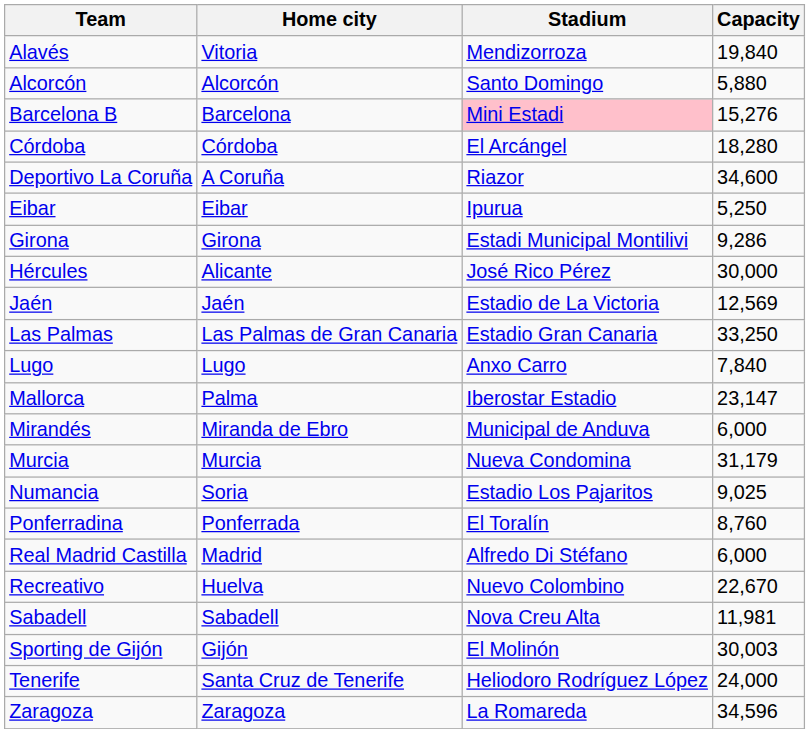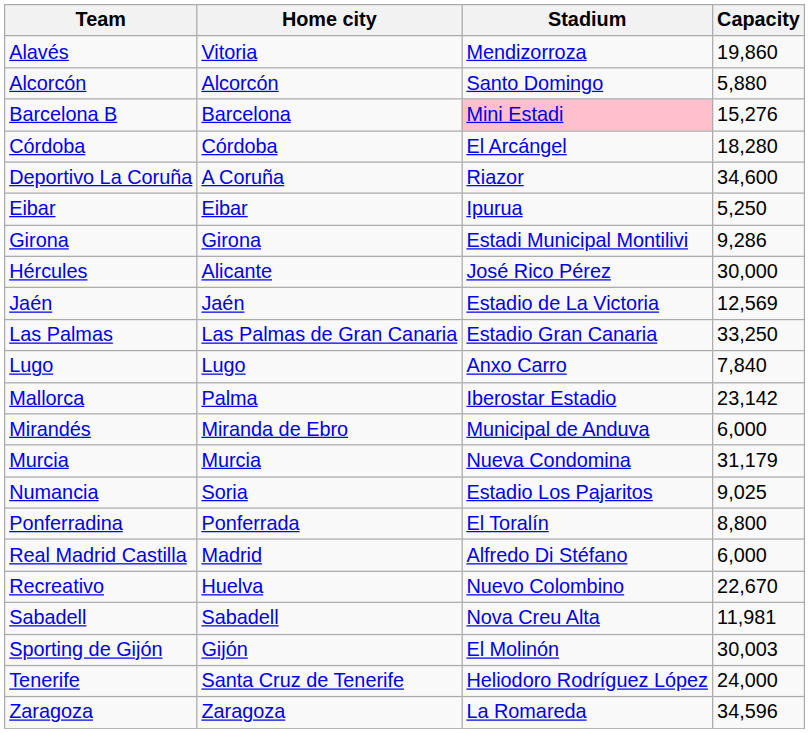(747, 51) 19,840 -> (747, 51) 19,860
(747, 397) 23,147 -> (747, 397) 23,142
(742, 523) 8,760 -> (742, 523) 8,800
